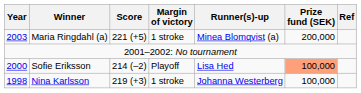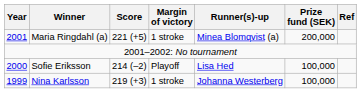(17, 37) 2003 -> (17, 37) 2001
(318, 66) lightsalmon background -> (318, 66) no background
(17, 81) 1998 -> (17, 81) 1999
